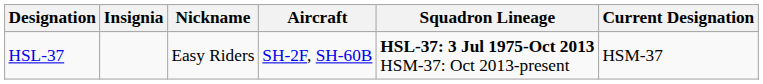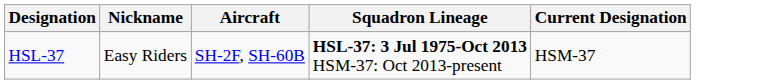- column: (134, 18)
